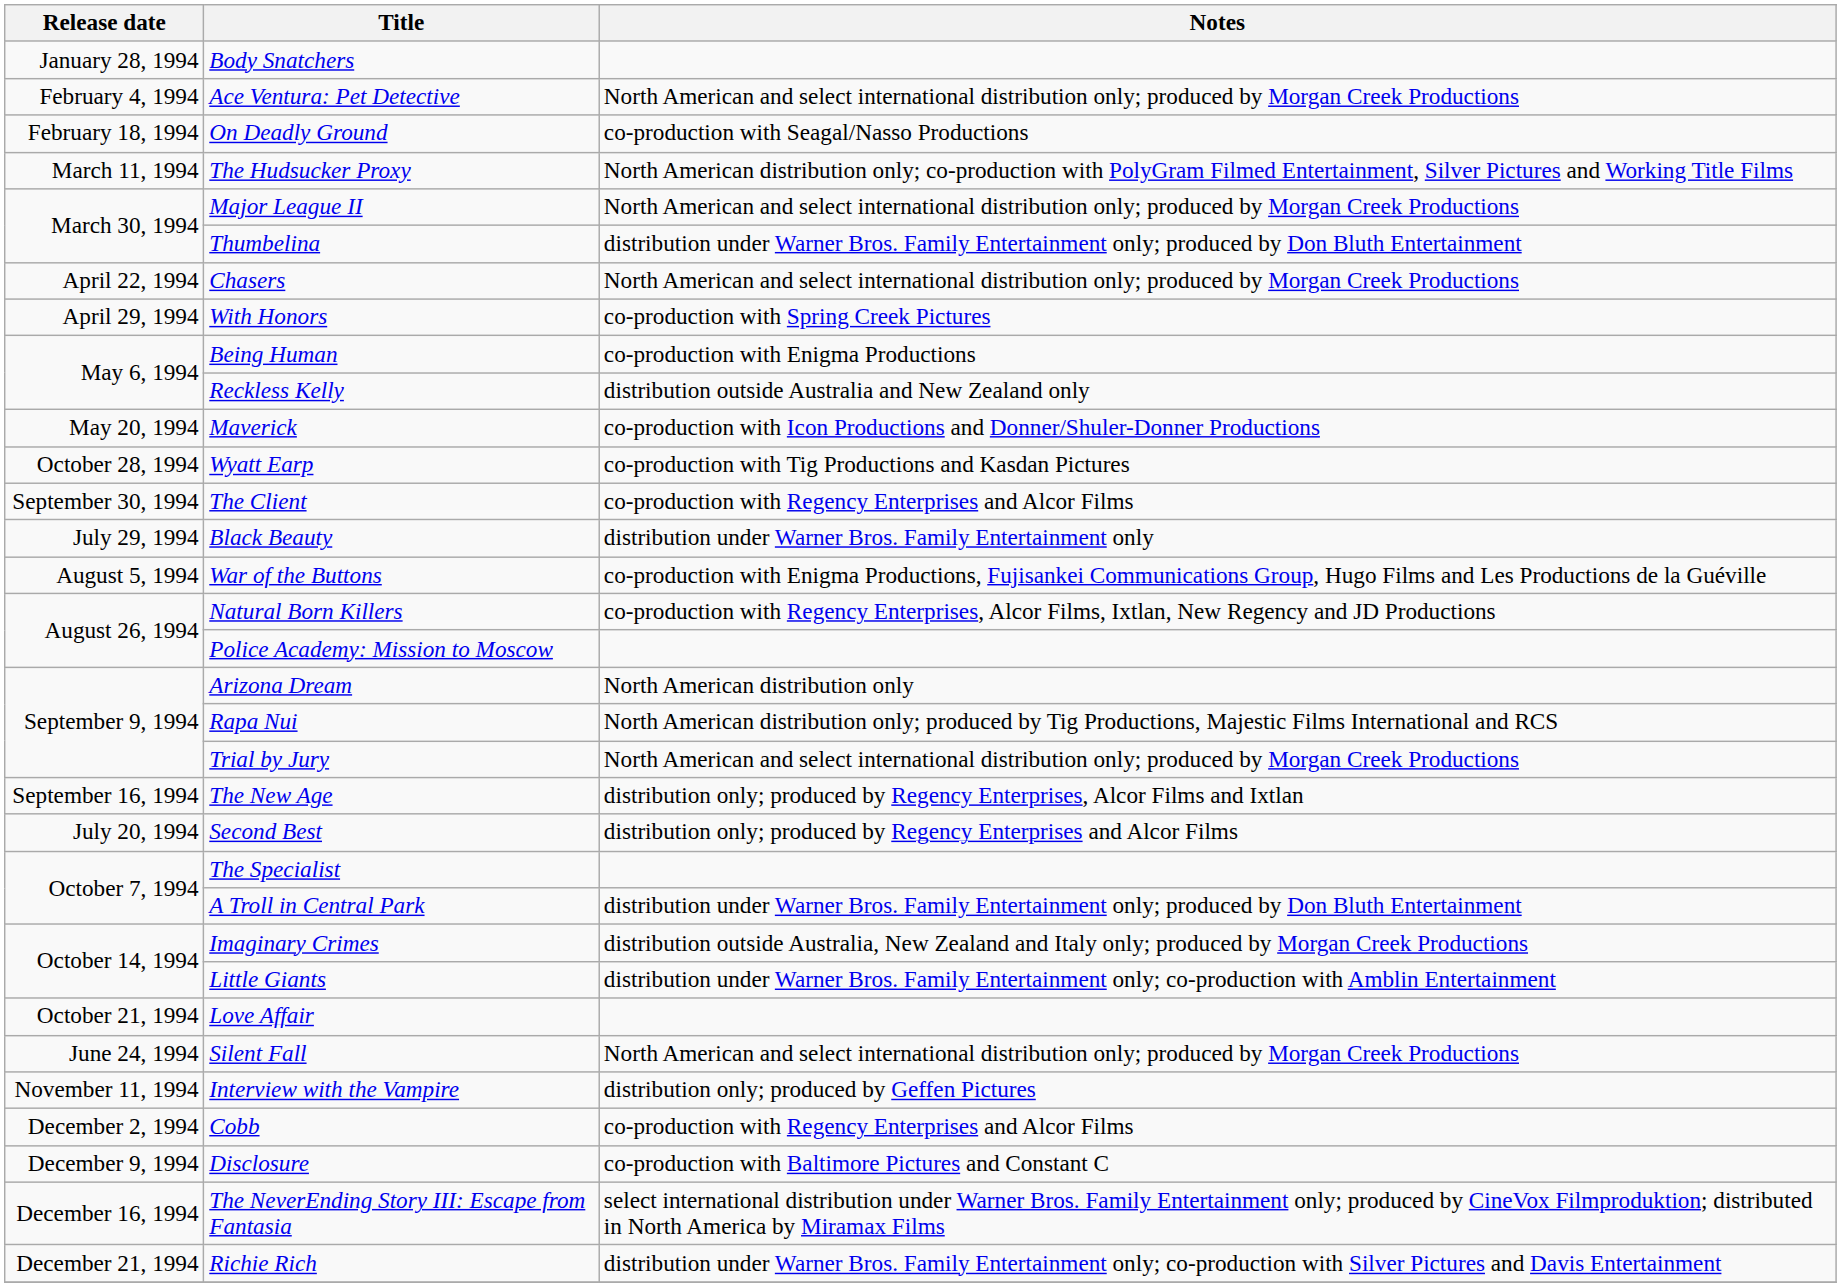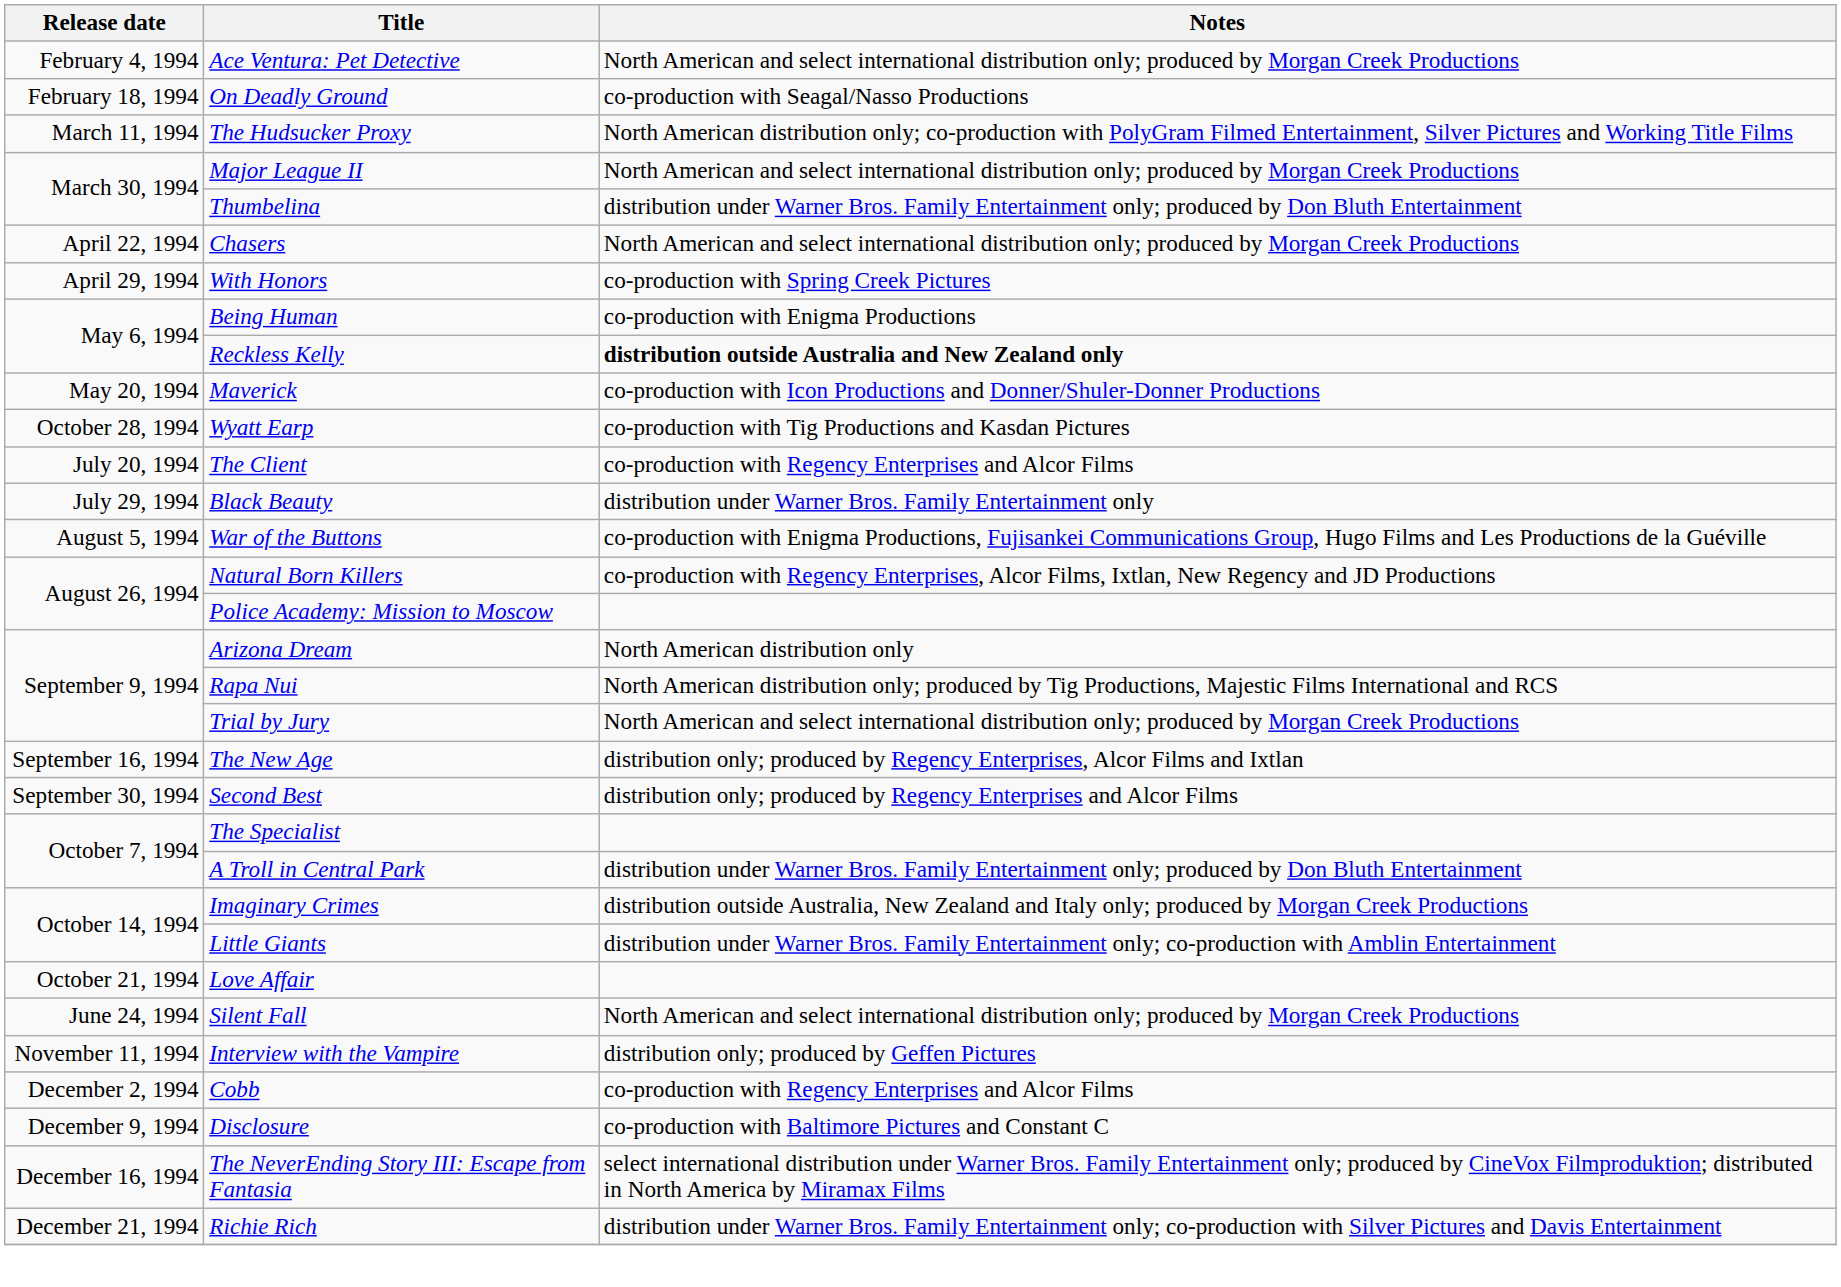- row: (282, 59)
(847, 390) normal -> (864, 354) bold
(105, 501) September 30, 1994 -> (136, 464) July 20, 1994
(136, 832) July 20, 1994 -> (105, 795) September 30, 1994
